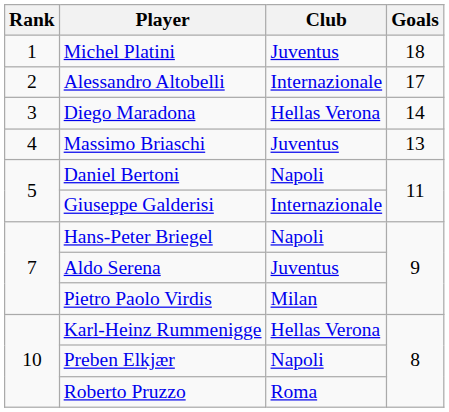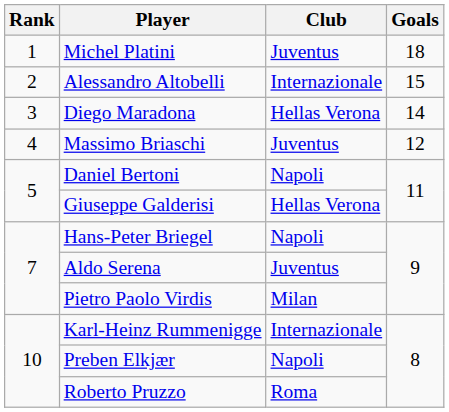(415, 81) 17 -> (415, 81) 15
(415, 143) 13 -> (415, 143) 12
(326, 205) Internazionale -> (325, 205) Hellas Verona
(325, 329) Hellas Verona -> (326, 329) Internazionale
